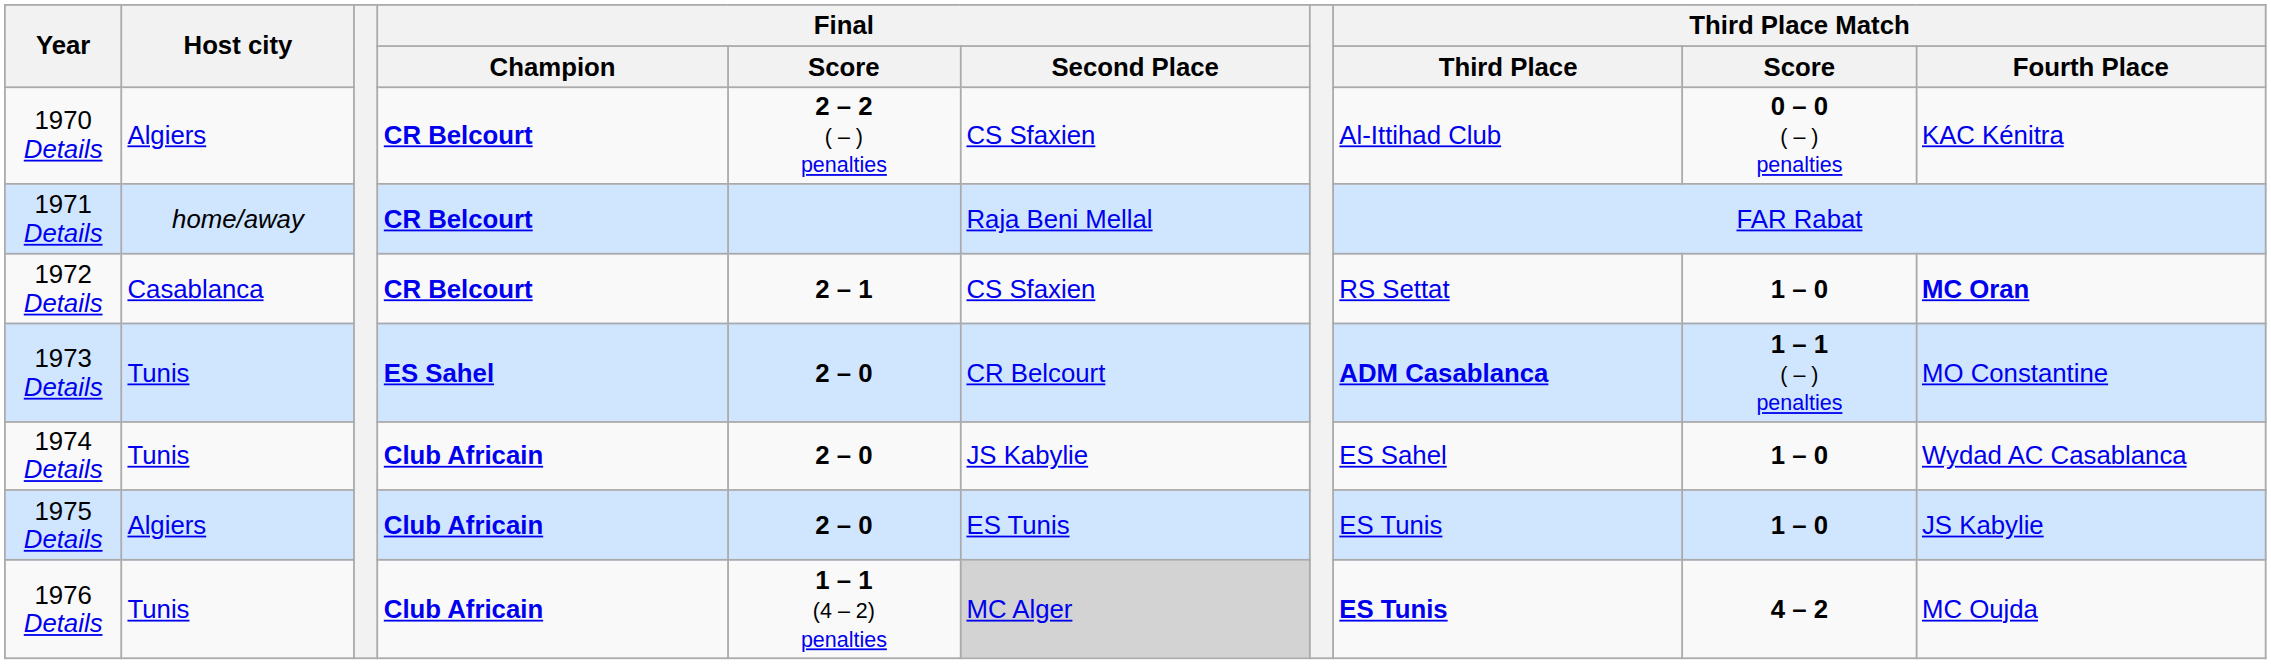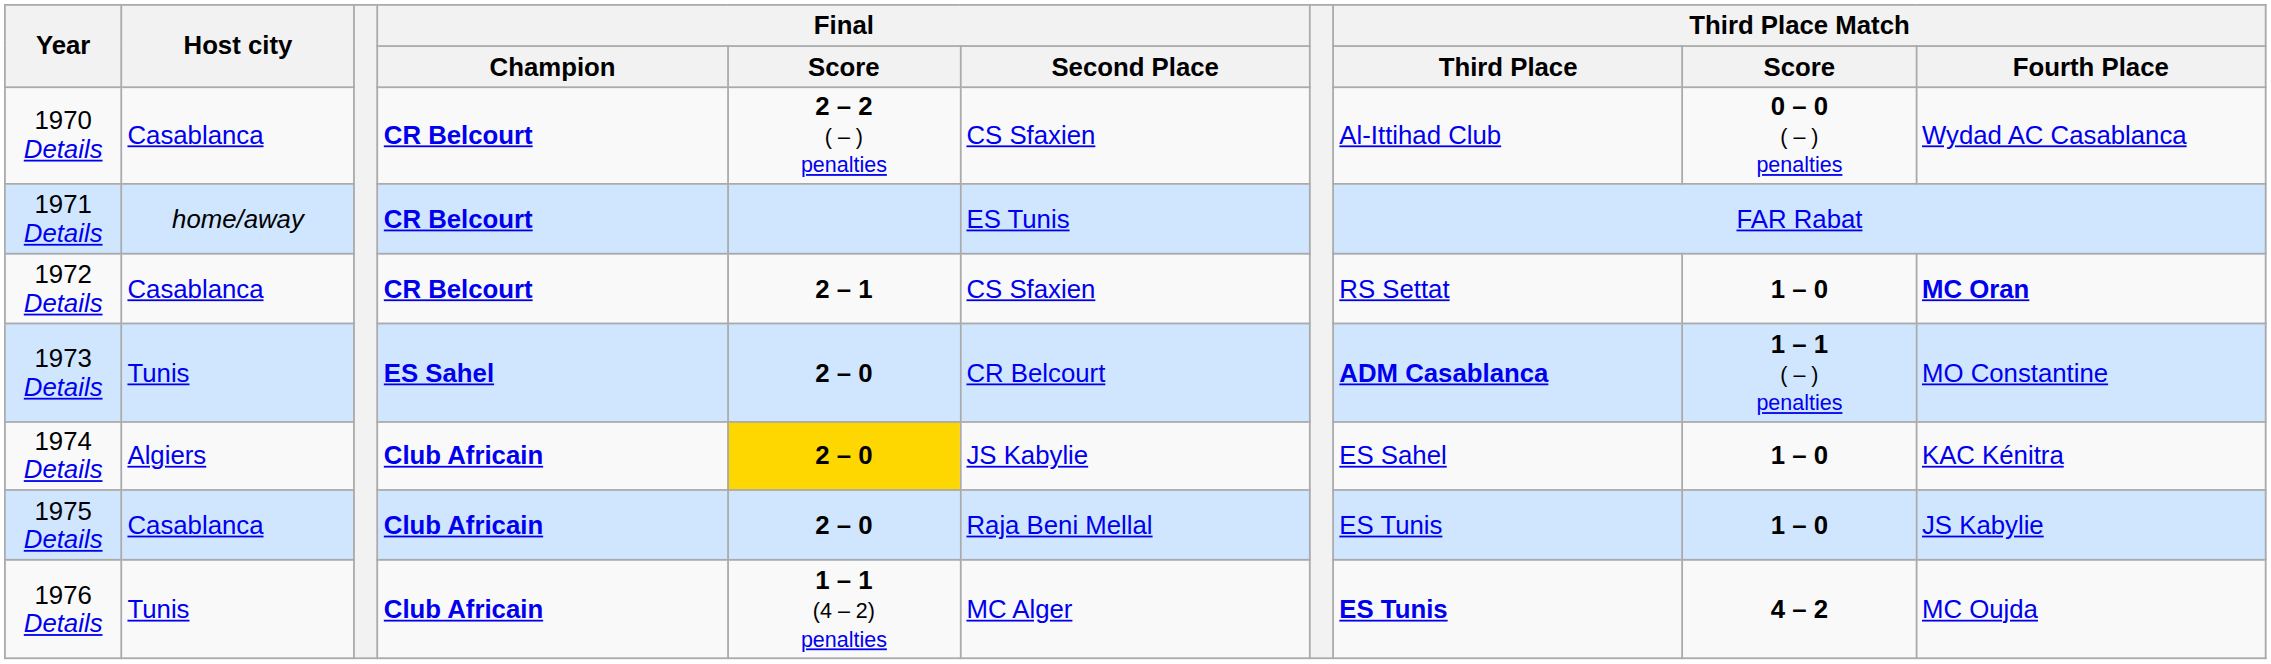(167, 136) Algiers -> (195, 136) Casablanca
(1993, 136) KAC Kénitra -> (2054, 136) Wydad AC Casablanca
(1060, 219) Raja Beni Mellal -> (1018, 219) ES Tunis
(158, 456) Tunis -> (167, 456) Algiers
(844, 456) no background -> (844, 456) gold background
(2054, 456) Wydad AC Casablanca -> (1993, 456) KAC Kénitra
(167, 526) Algiers -> (195, 526) Casablanca
(1018, 526) ES Tunis -> (1060, 526) Raja Beni Mellal
(1019, 609) lightgrey background -> (1019, 609) no background
